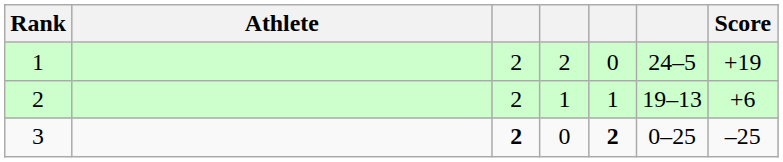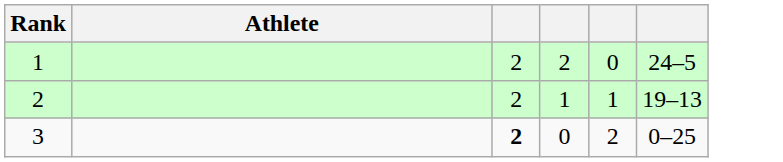- column: (743, 23)
(613, 136) bold -> (613, 136) normal
